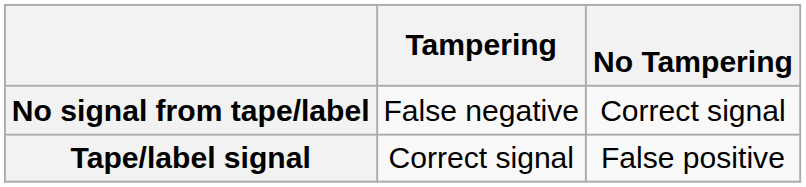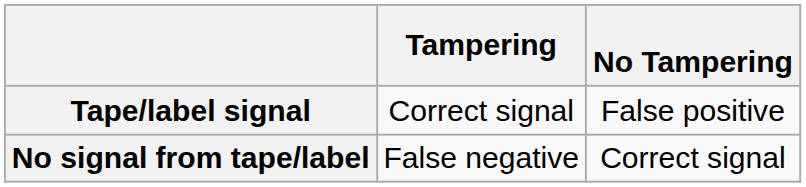rows swapped: (191, 157) <-> (191, 109)
